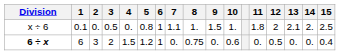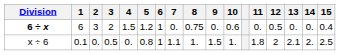rows swapped: (38, 42) <-> (38, 27)
